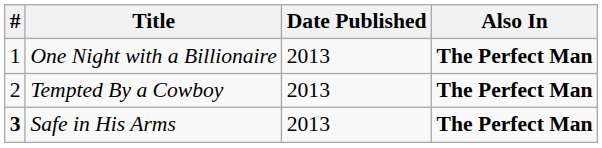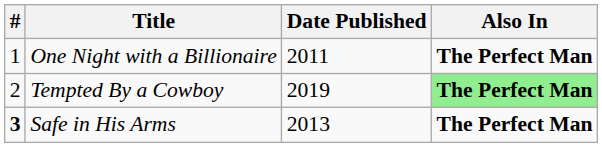(308, 55) 2013 -> (308, 55) 2011
(308, 90) 2013 -> (308, 90) 2019
(515, 90) no background -> (515, 90) lightgreen background
